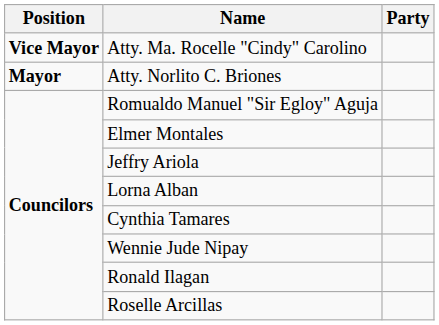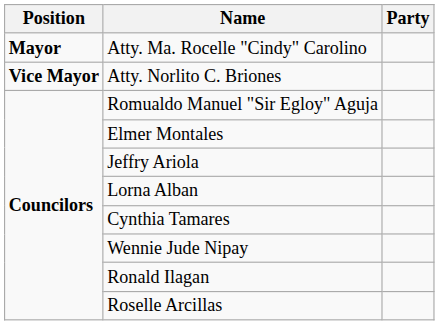(54, 47) Vice Mayor -> (35, 47) Mayor
(35, 76) Mayor -> (54, 76) Vice Mayor
